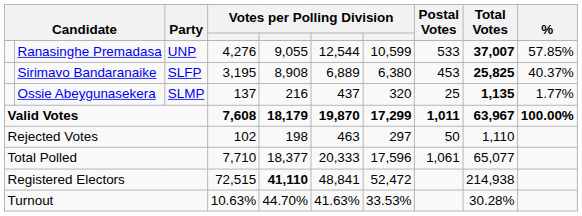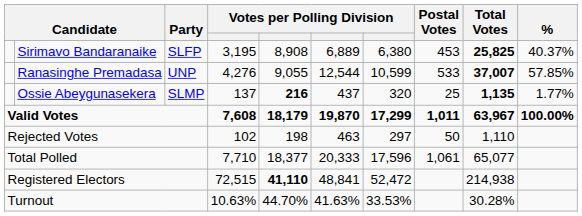rows swapped: (90, 51) <-> (87, 72)
(297, 94) normal -> (297, 94) bold
